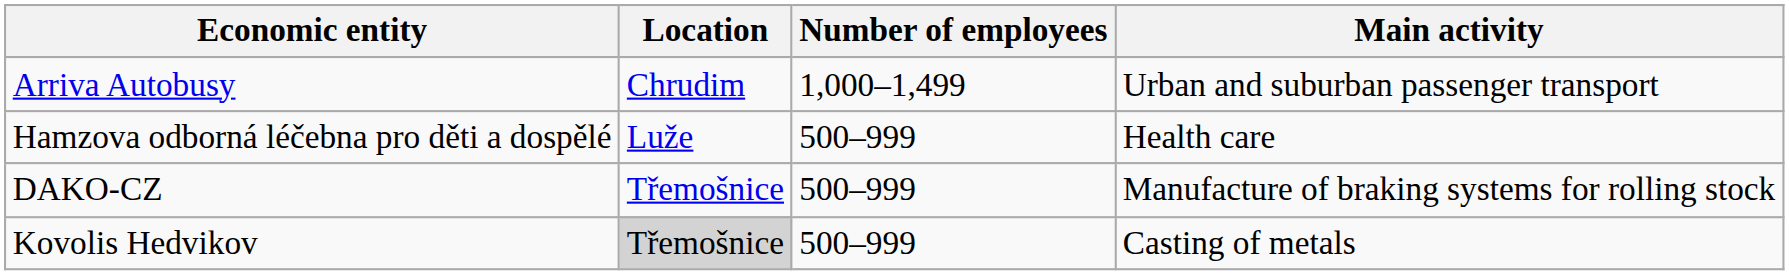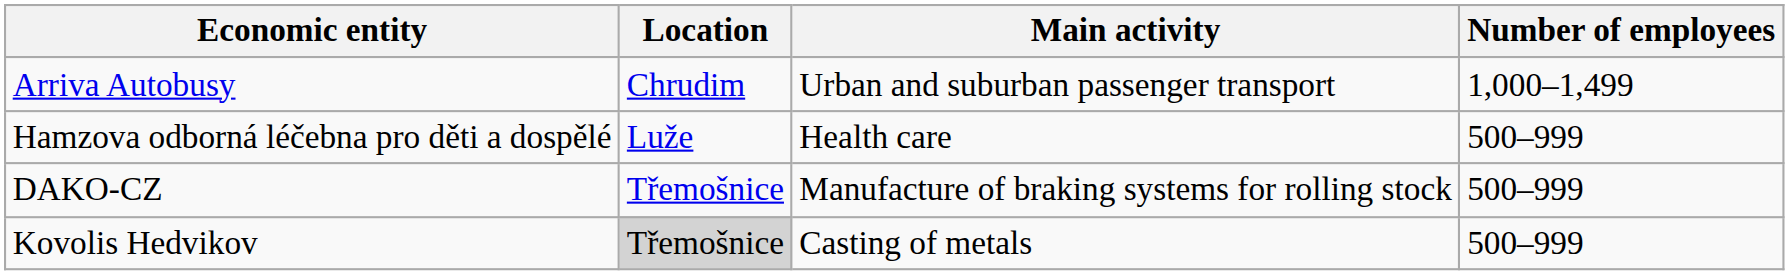columns swapped: (953, 30) <-> (1449, 30)
